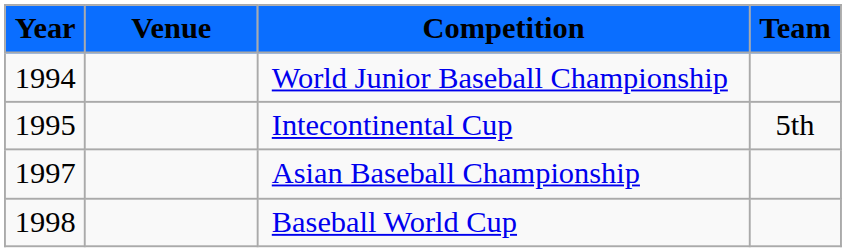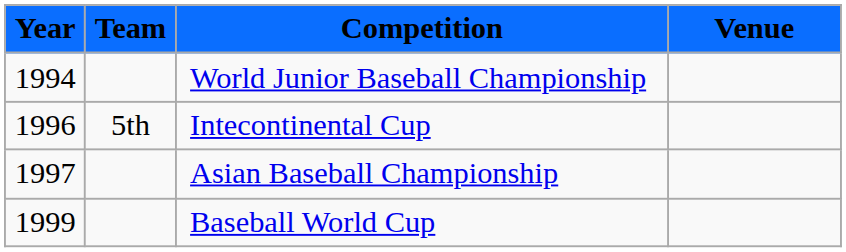columns swapped: (171, 28) <-> (795, 28)
(45, 125) 1995 -> (45, 125) 1996
(45, 221) 1998 -> (45, 221) 1999
